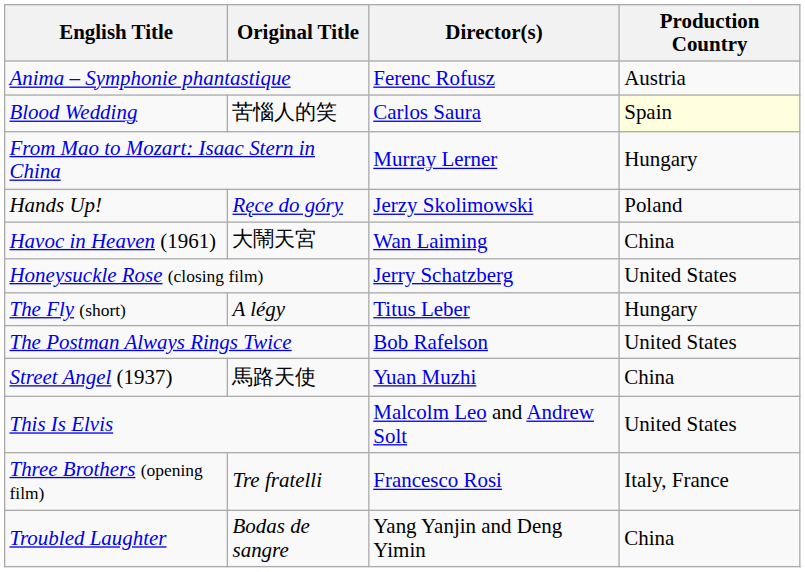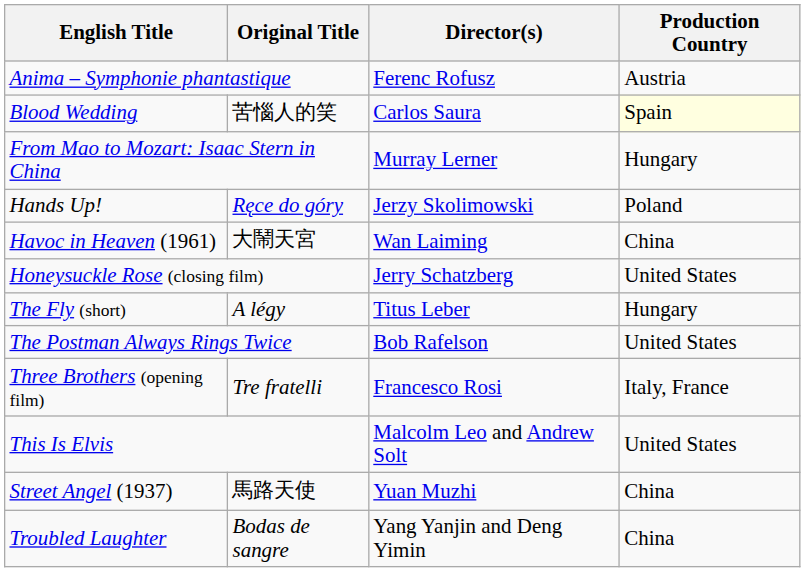rows swapped: (91, 377) <-> (106, 481)
